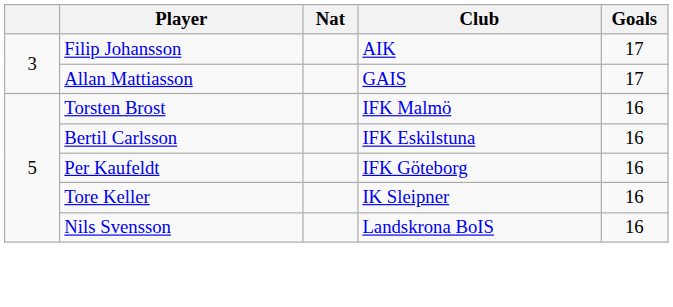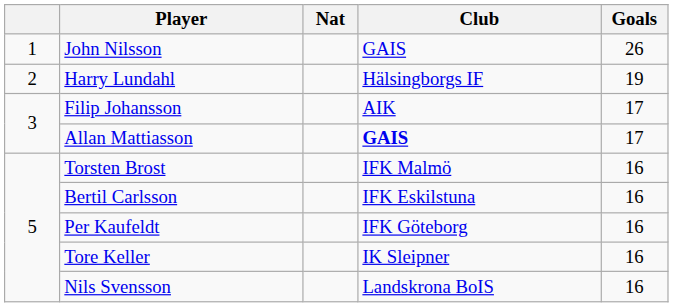+ row: (113, 49)
+ row: (120, 78)
(384, 78) normal -> (385, 138) bold
